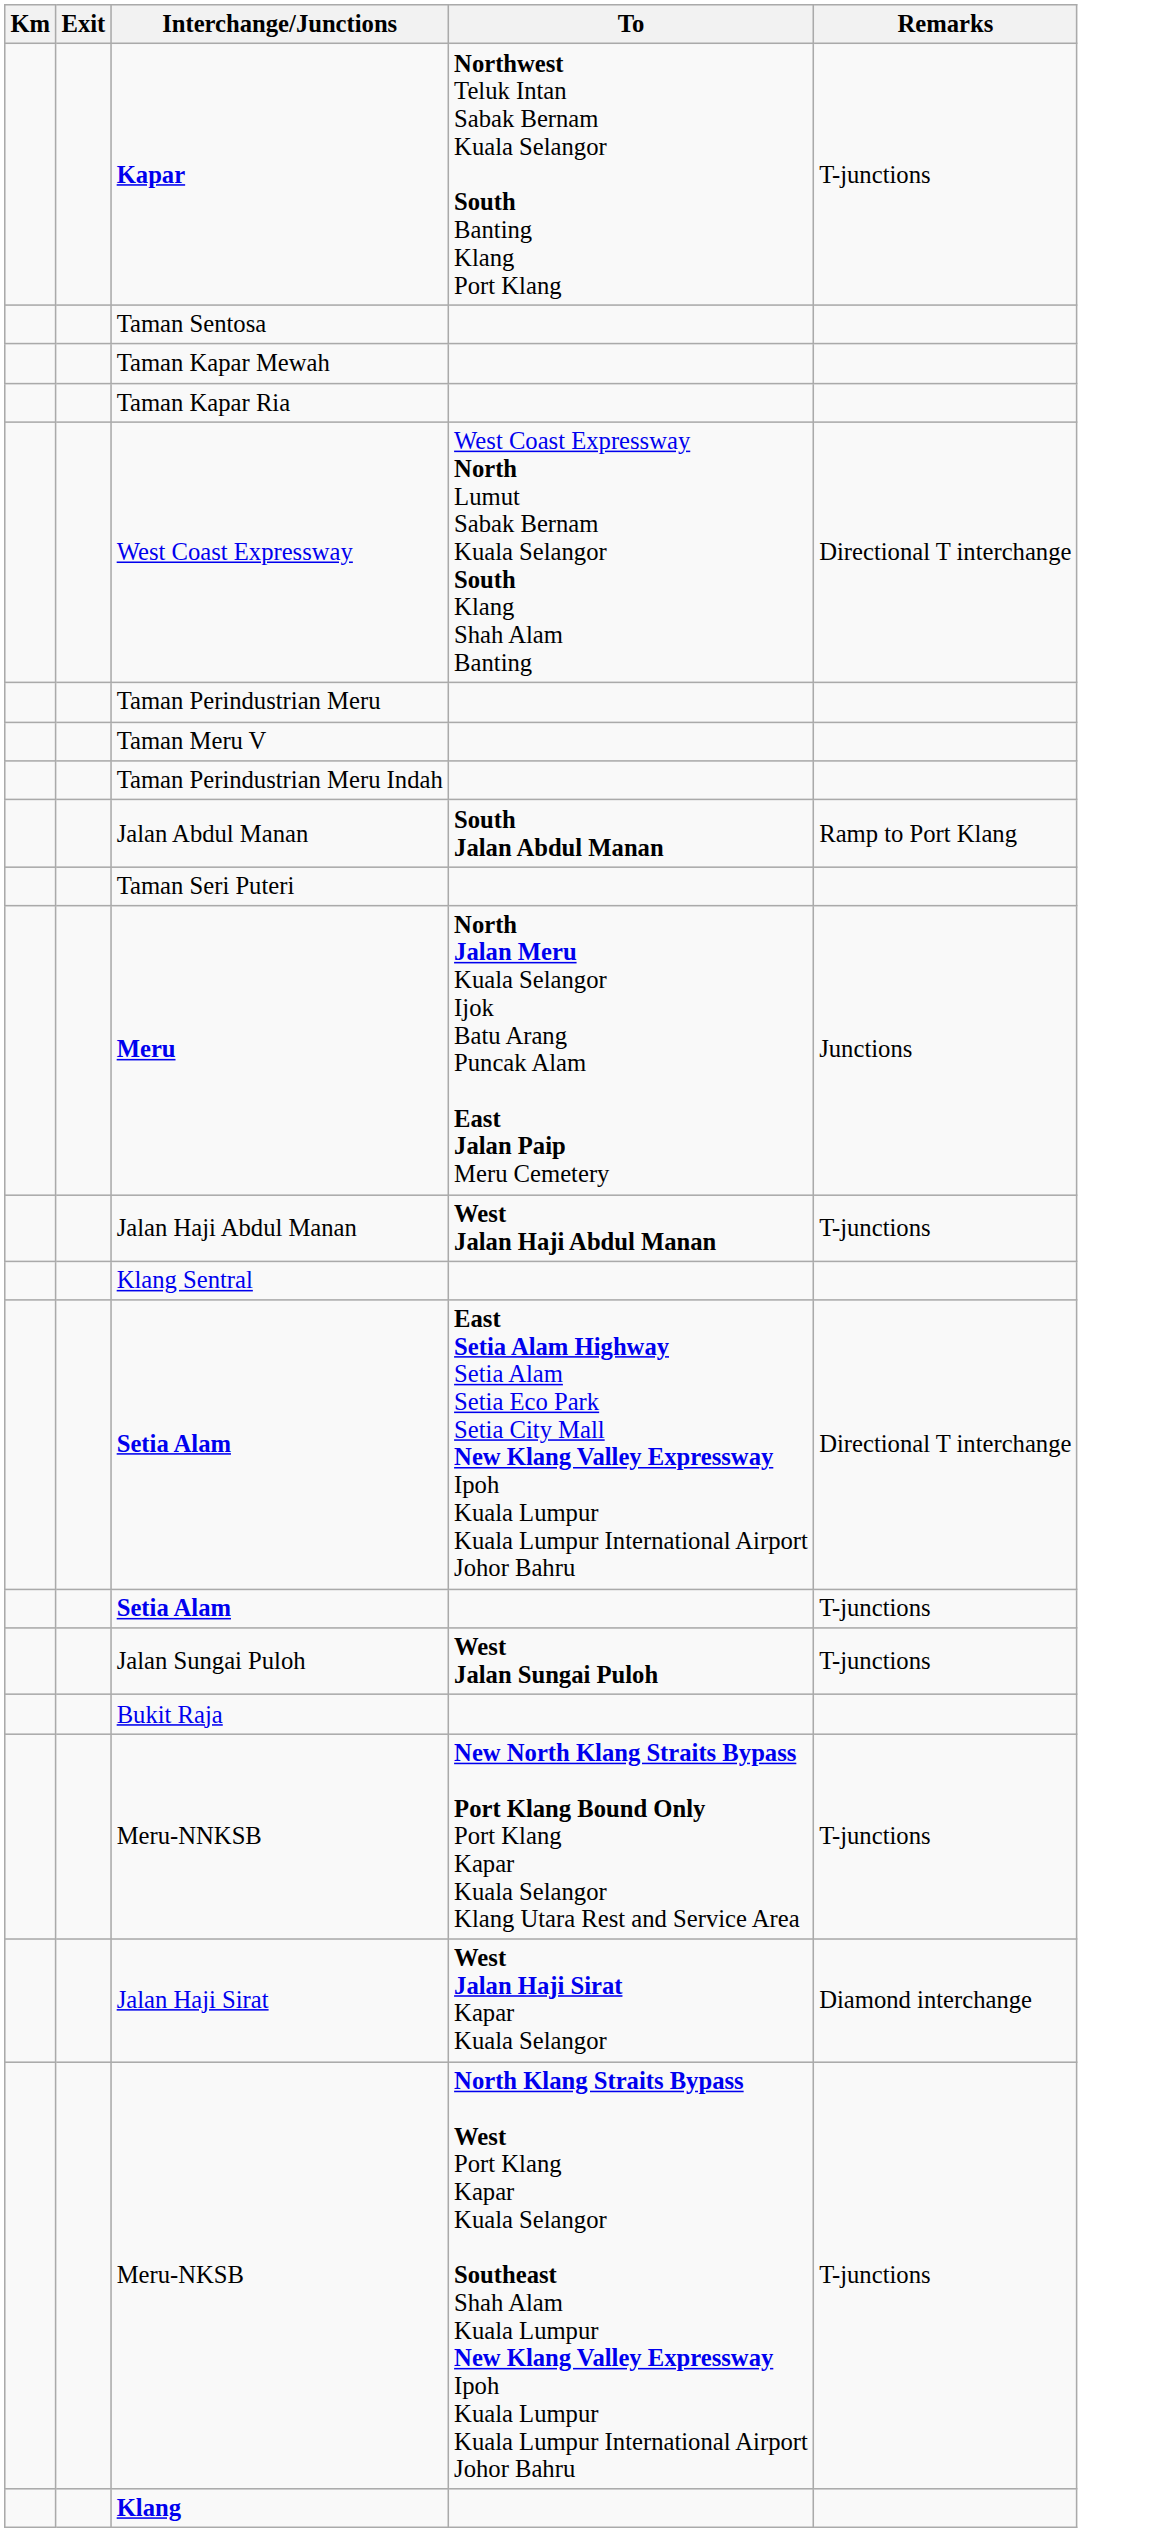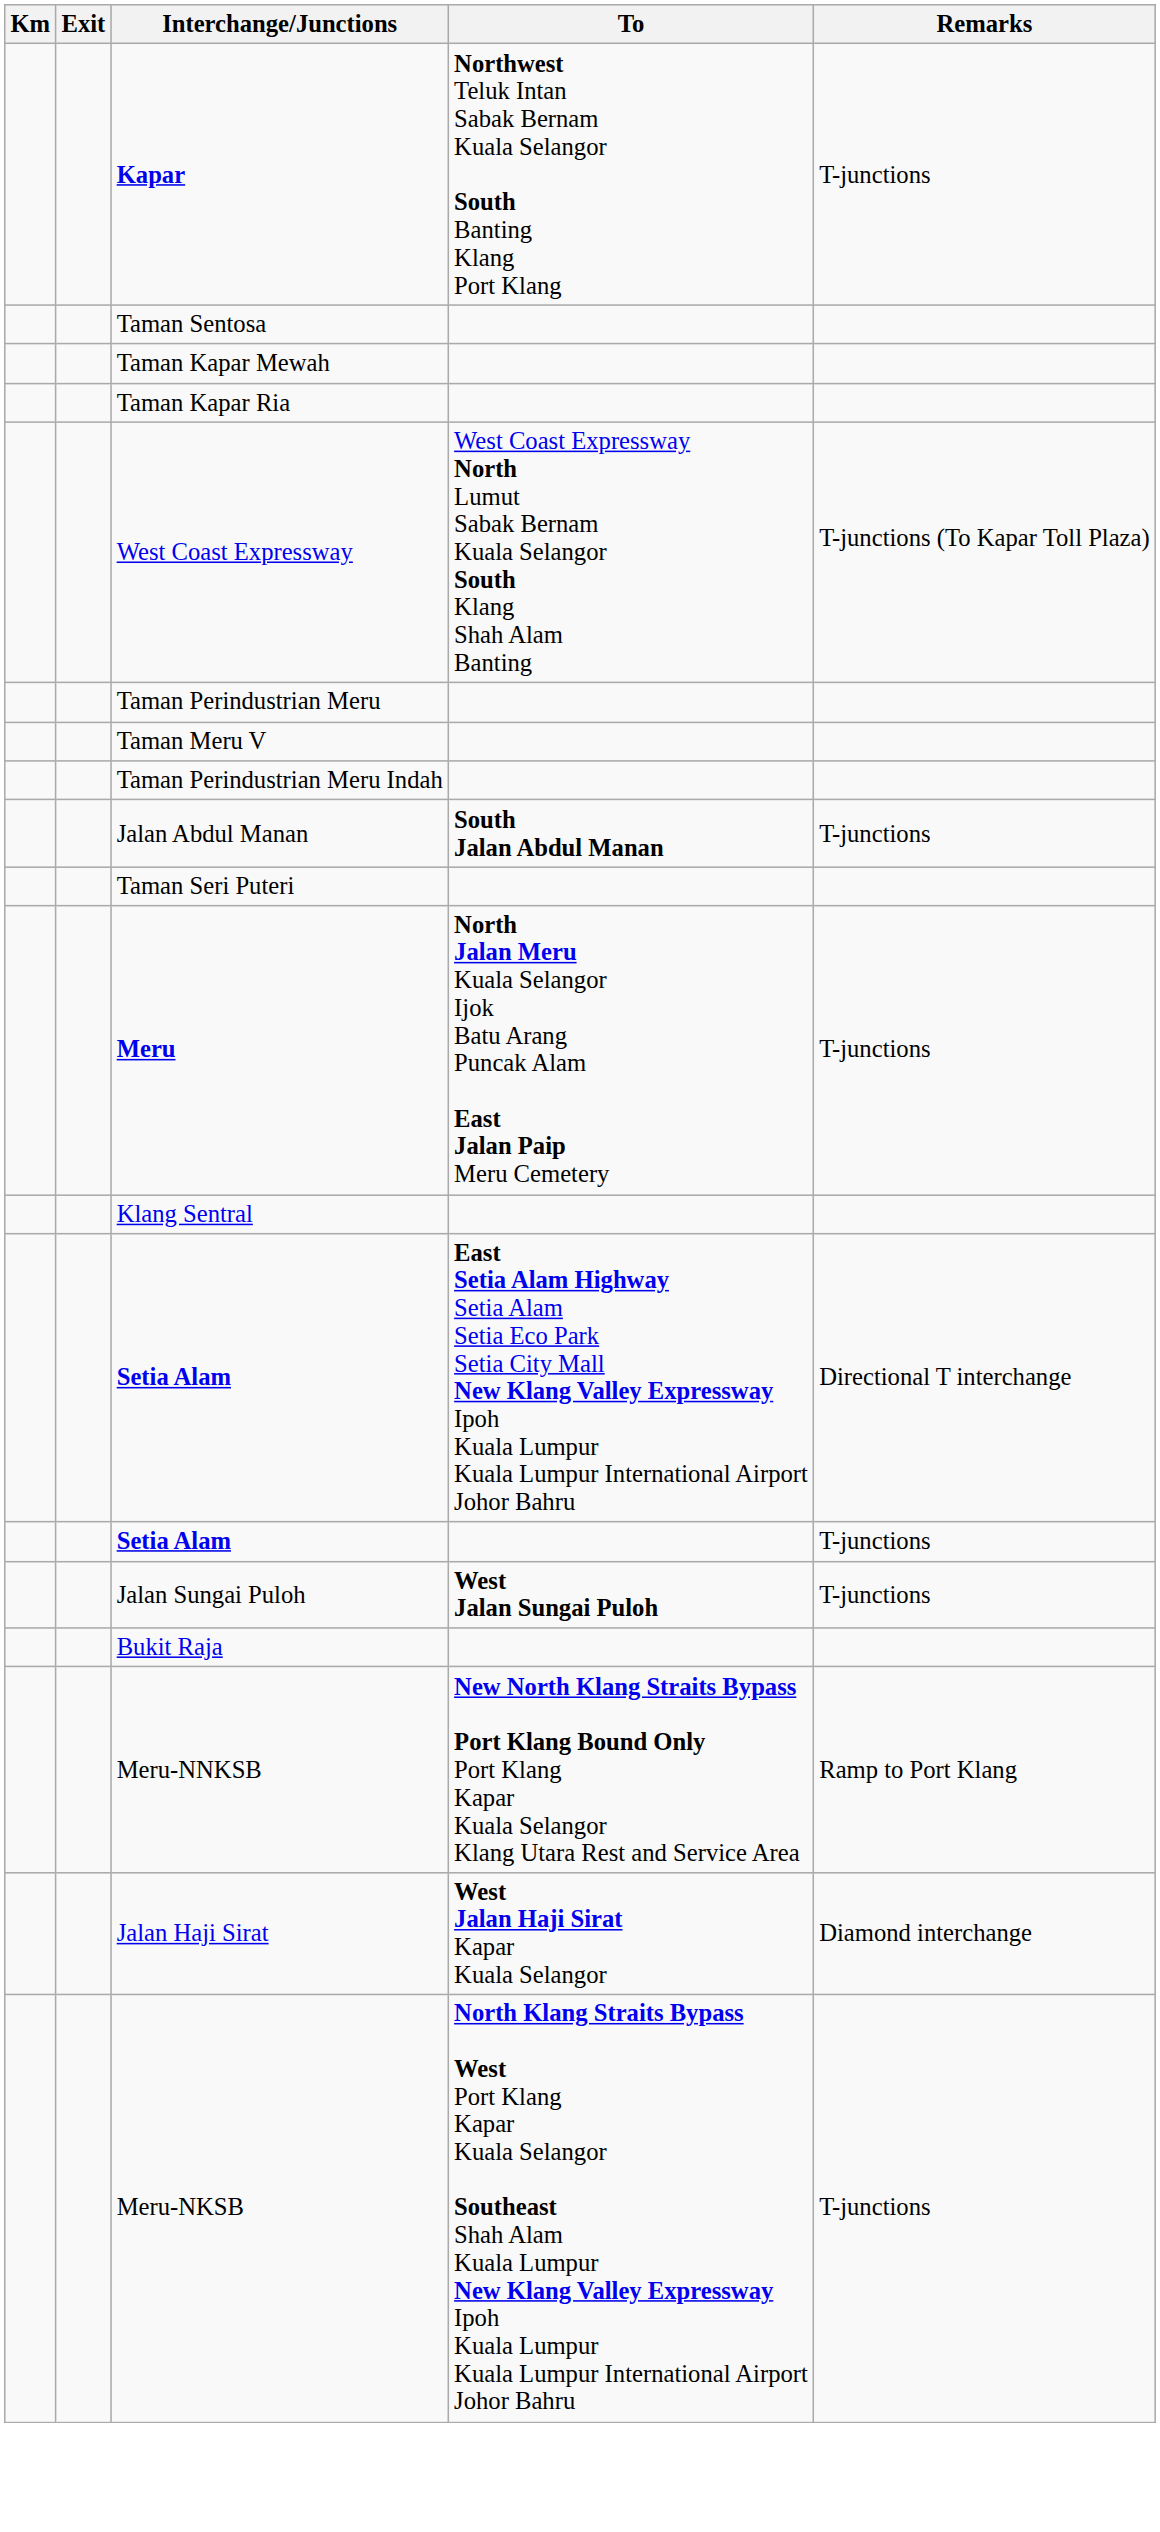(945, 552) Directional T interchange -> (984, 538) T-junctions (To Kapar Toll Plaza)
(918, 833) Ramp to Port Klang -> (875, 833) T-junctions
(866, 1049) Junctions -> (875, 1049) T-junctions
- row: (237, 1227)
(875, 1836) T-junctions -> (918, 1769) Ramp to Port Klang
- row: (149, 2507)
